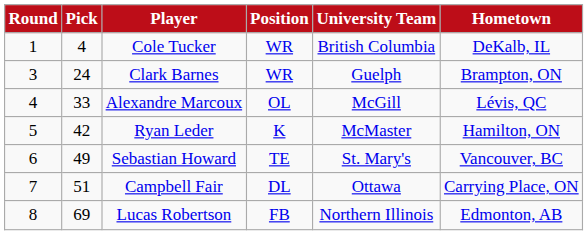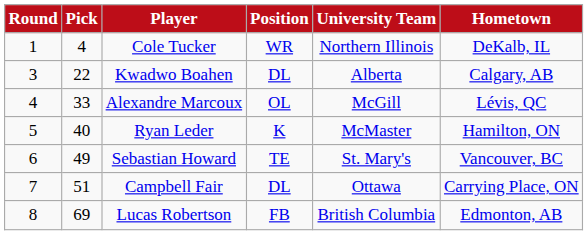(376, 46) British Columbia -> (376, 46) Northern Illinois
+ row: (174, 74)
- row: (174, 74)
(82, 131) 42 -> (82, 131) 40
(376, 215) Northern Illinois -> (376, 215) British Columbia
